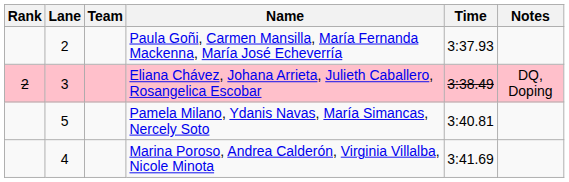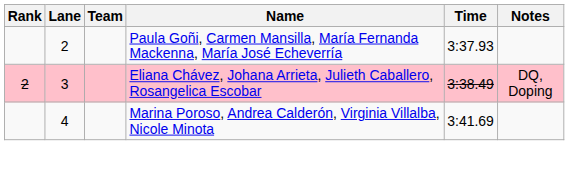- row: (279, 121)
